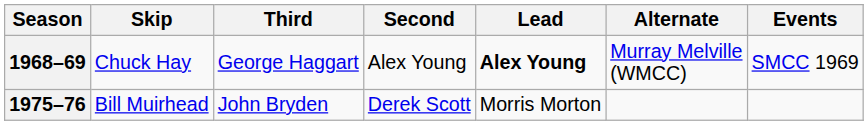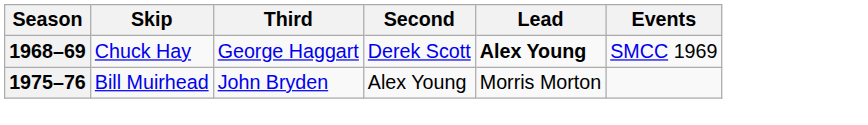- column: (676, 20)
(417, 62) Alex Young -> (419, 51) Derek Scott
(419, 104) Derek Scott -> (417, 82) Alex Young
